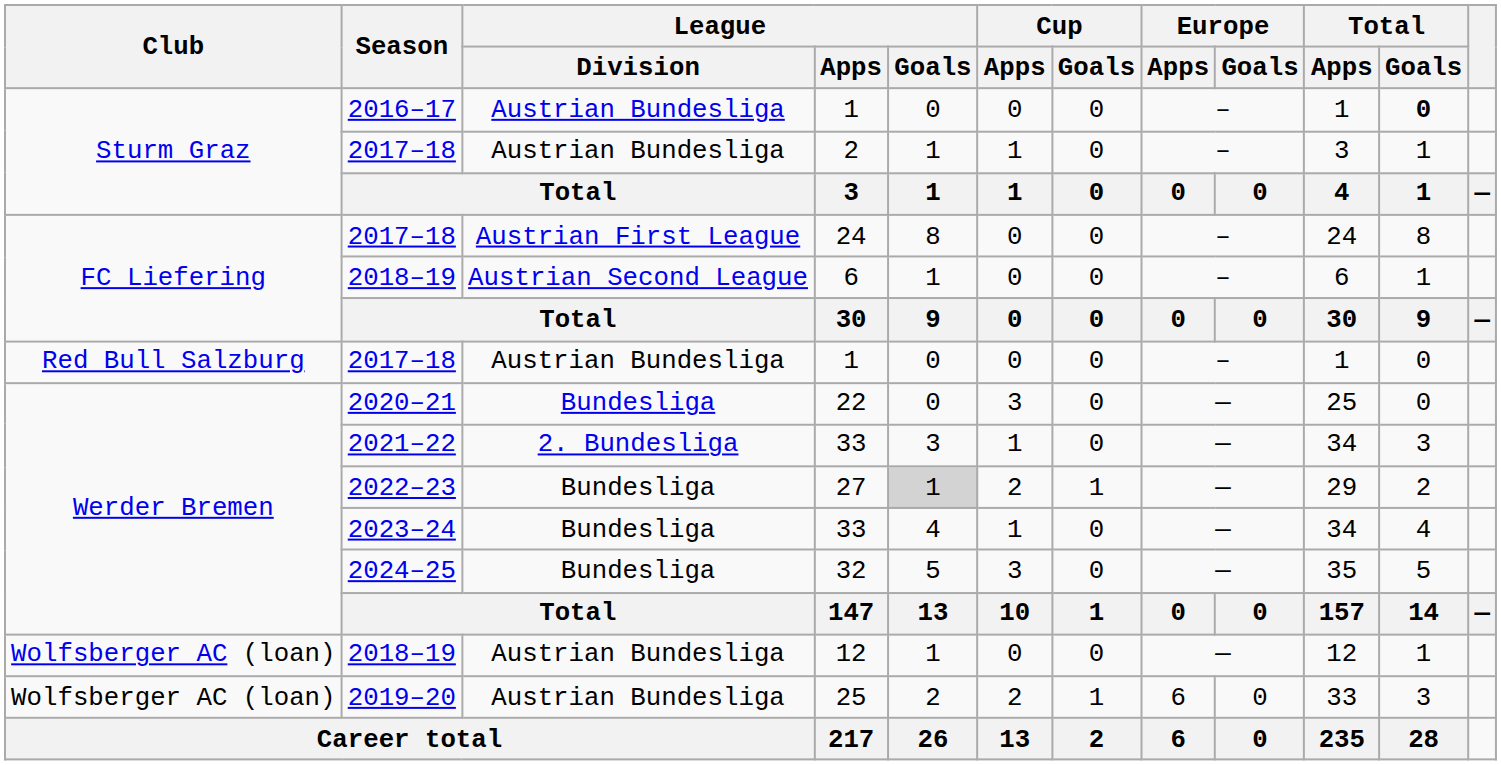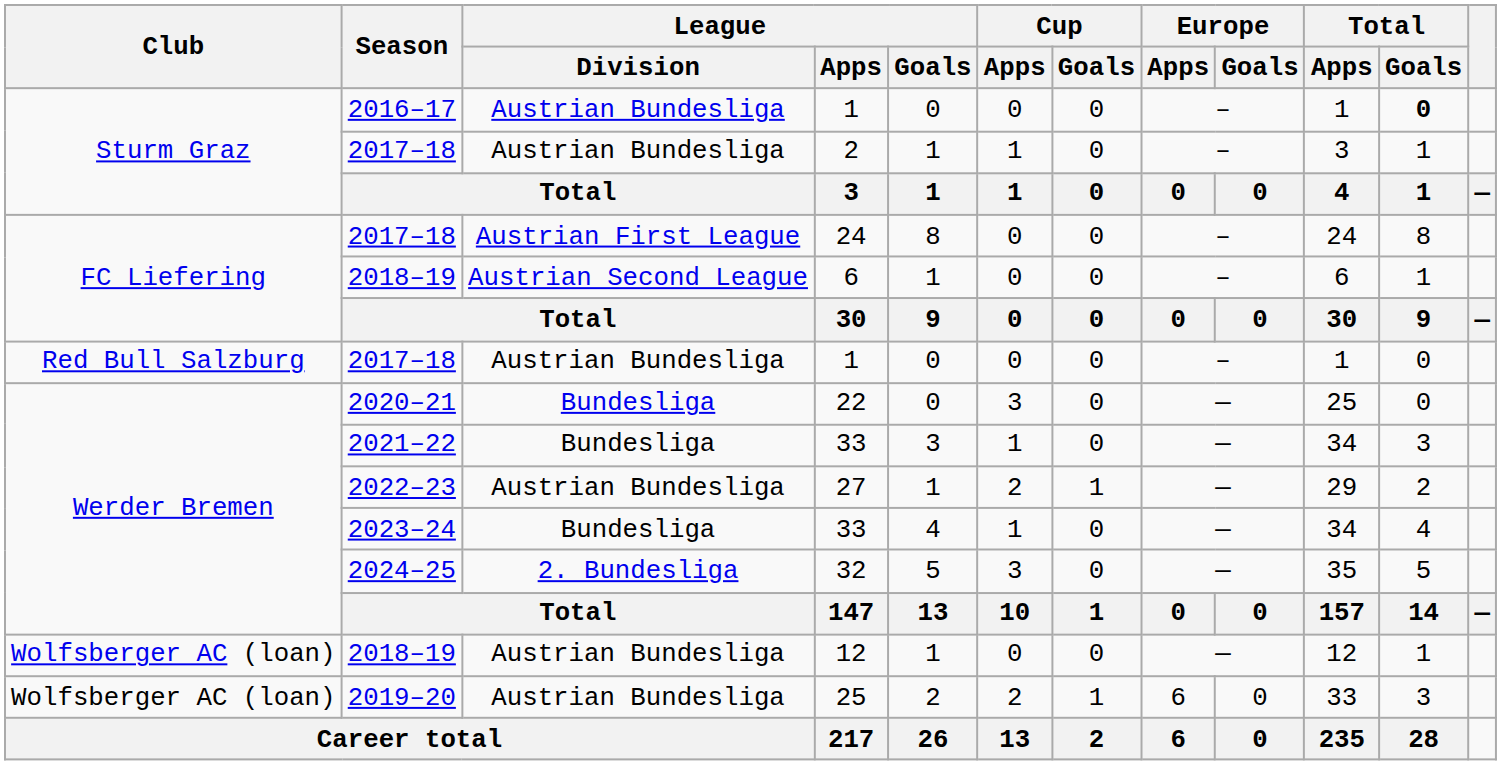(638, 445) 2. Bundesliga -> (638, 445) Bundesliga
(638, 487) Bundesliga -> (638, 487) Austrian Bundesliga
(933, 487) lightgrey background -> (933, 487) no background
(638, 571) Bundesliga -> (638, 571) 2. Bundesliga
